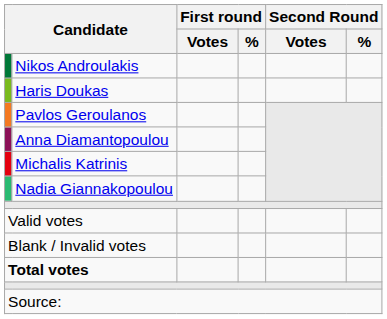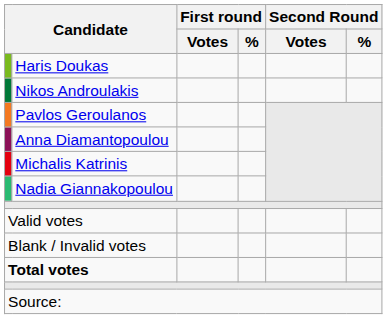rows swapped: (8, 66) <-> (8, 91)
